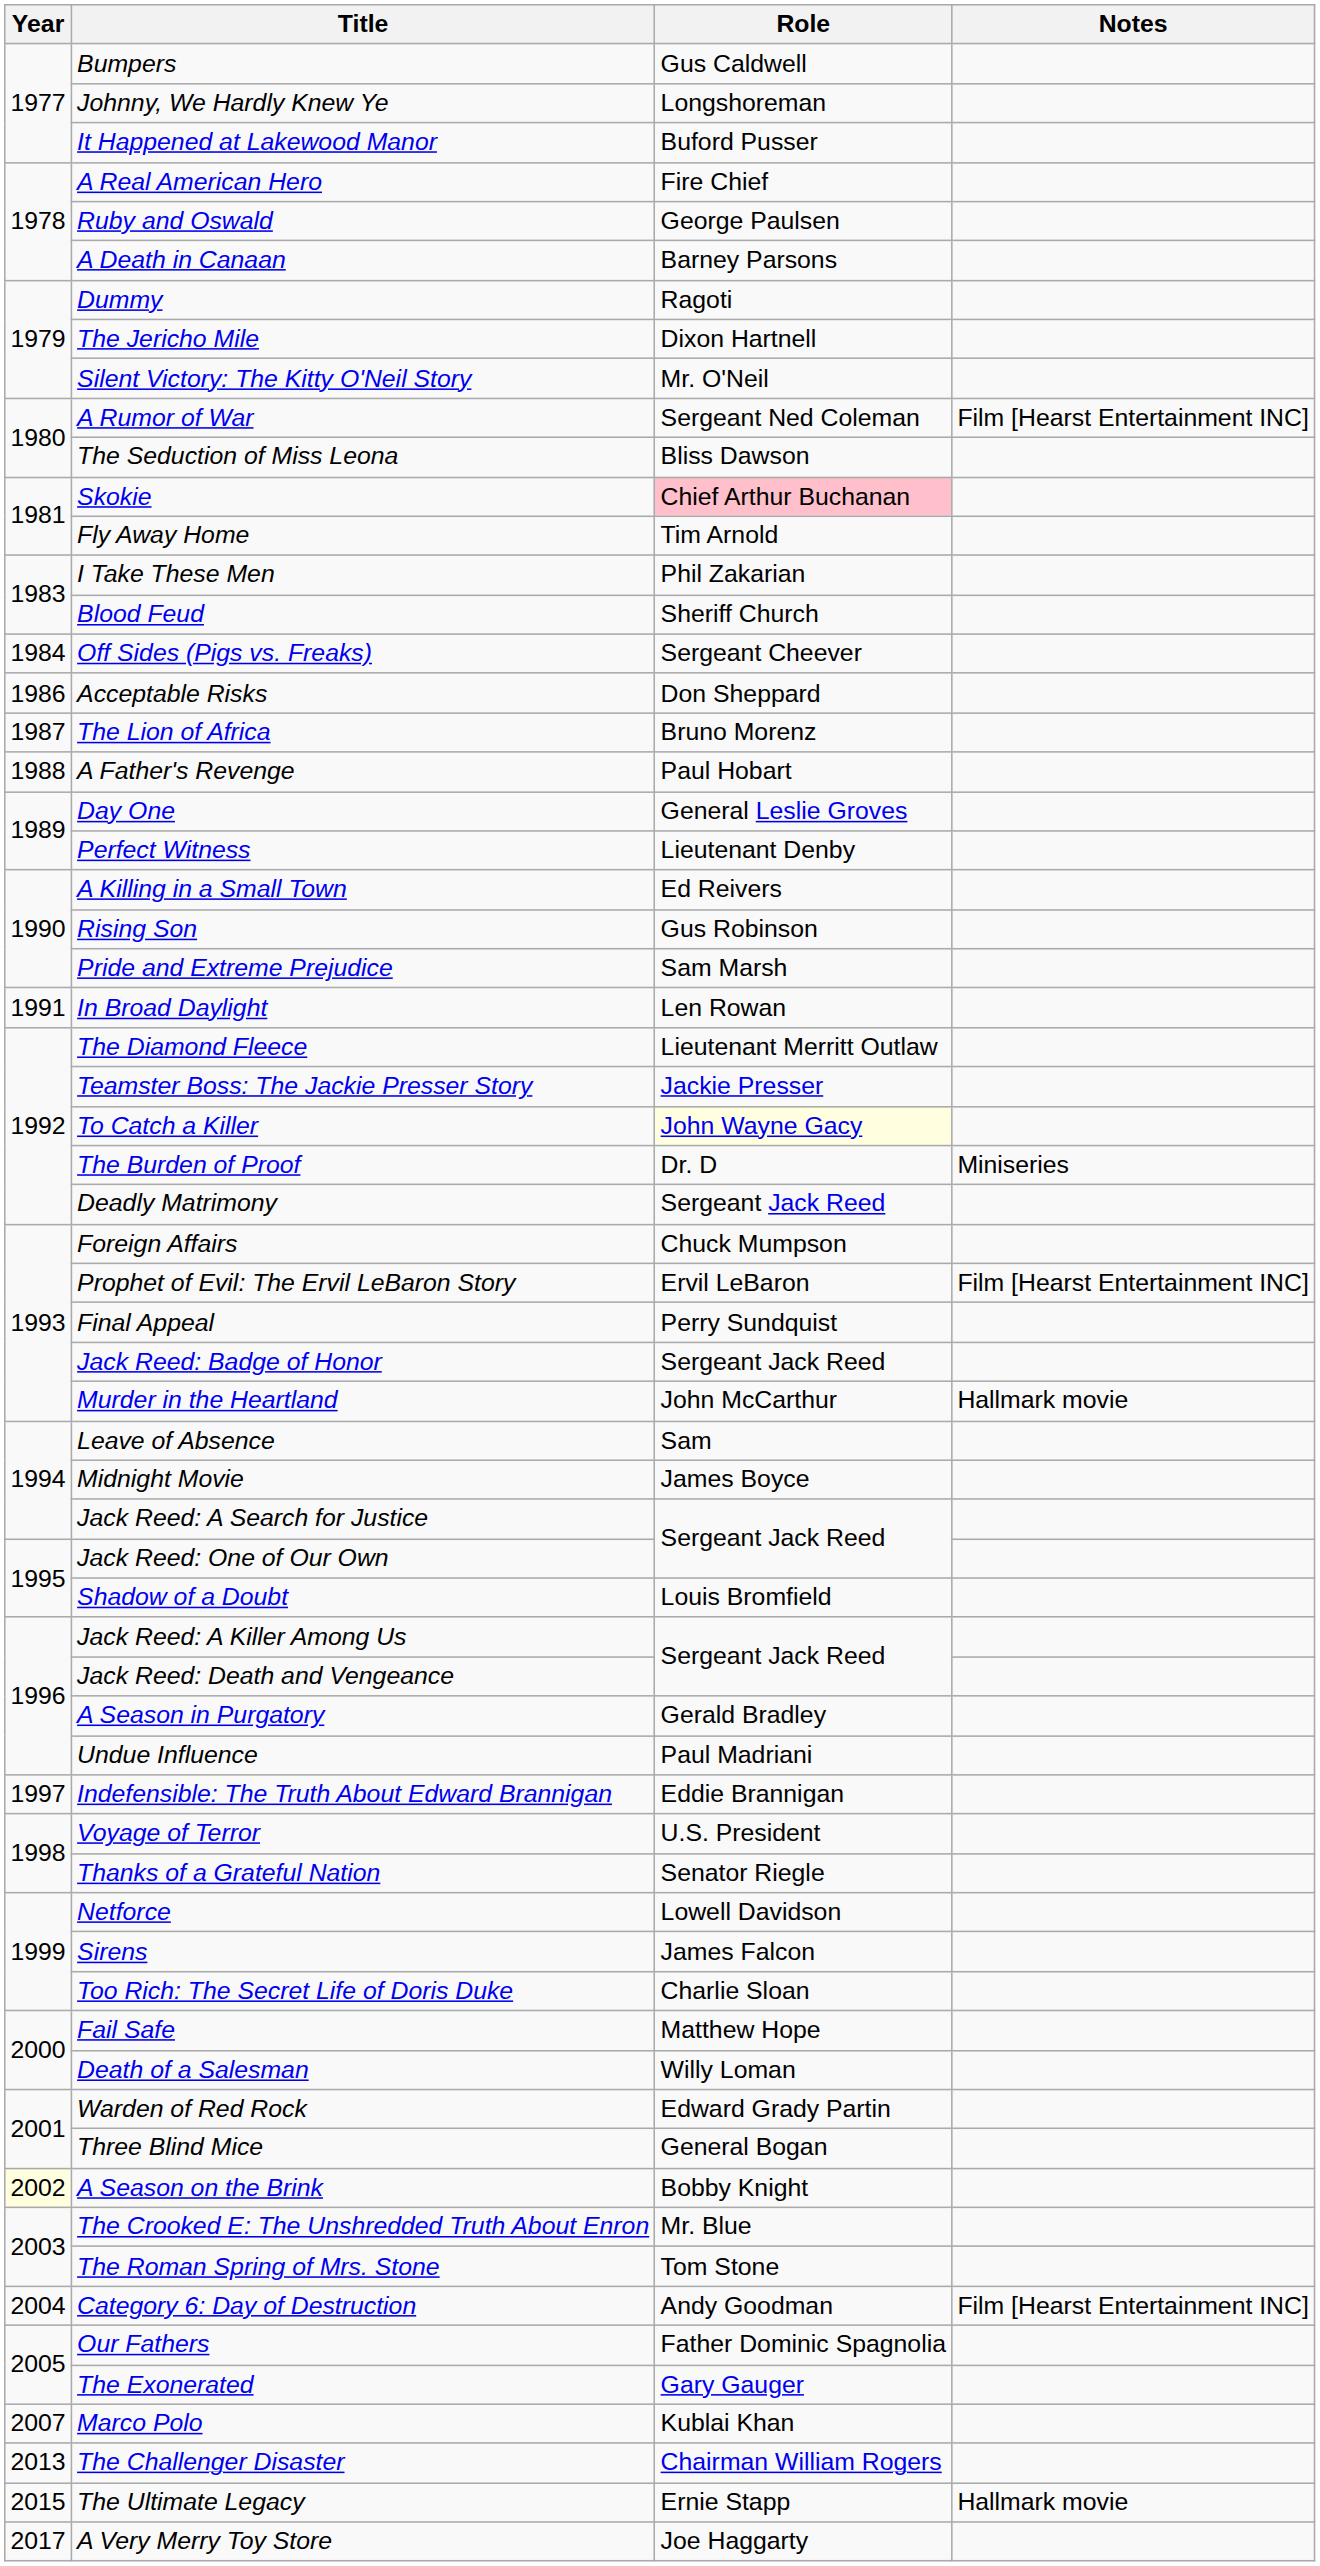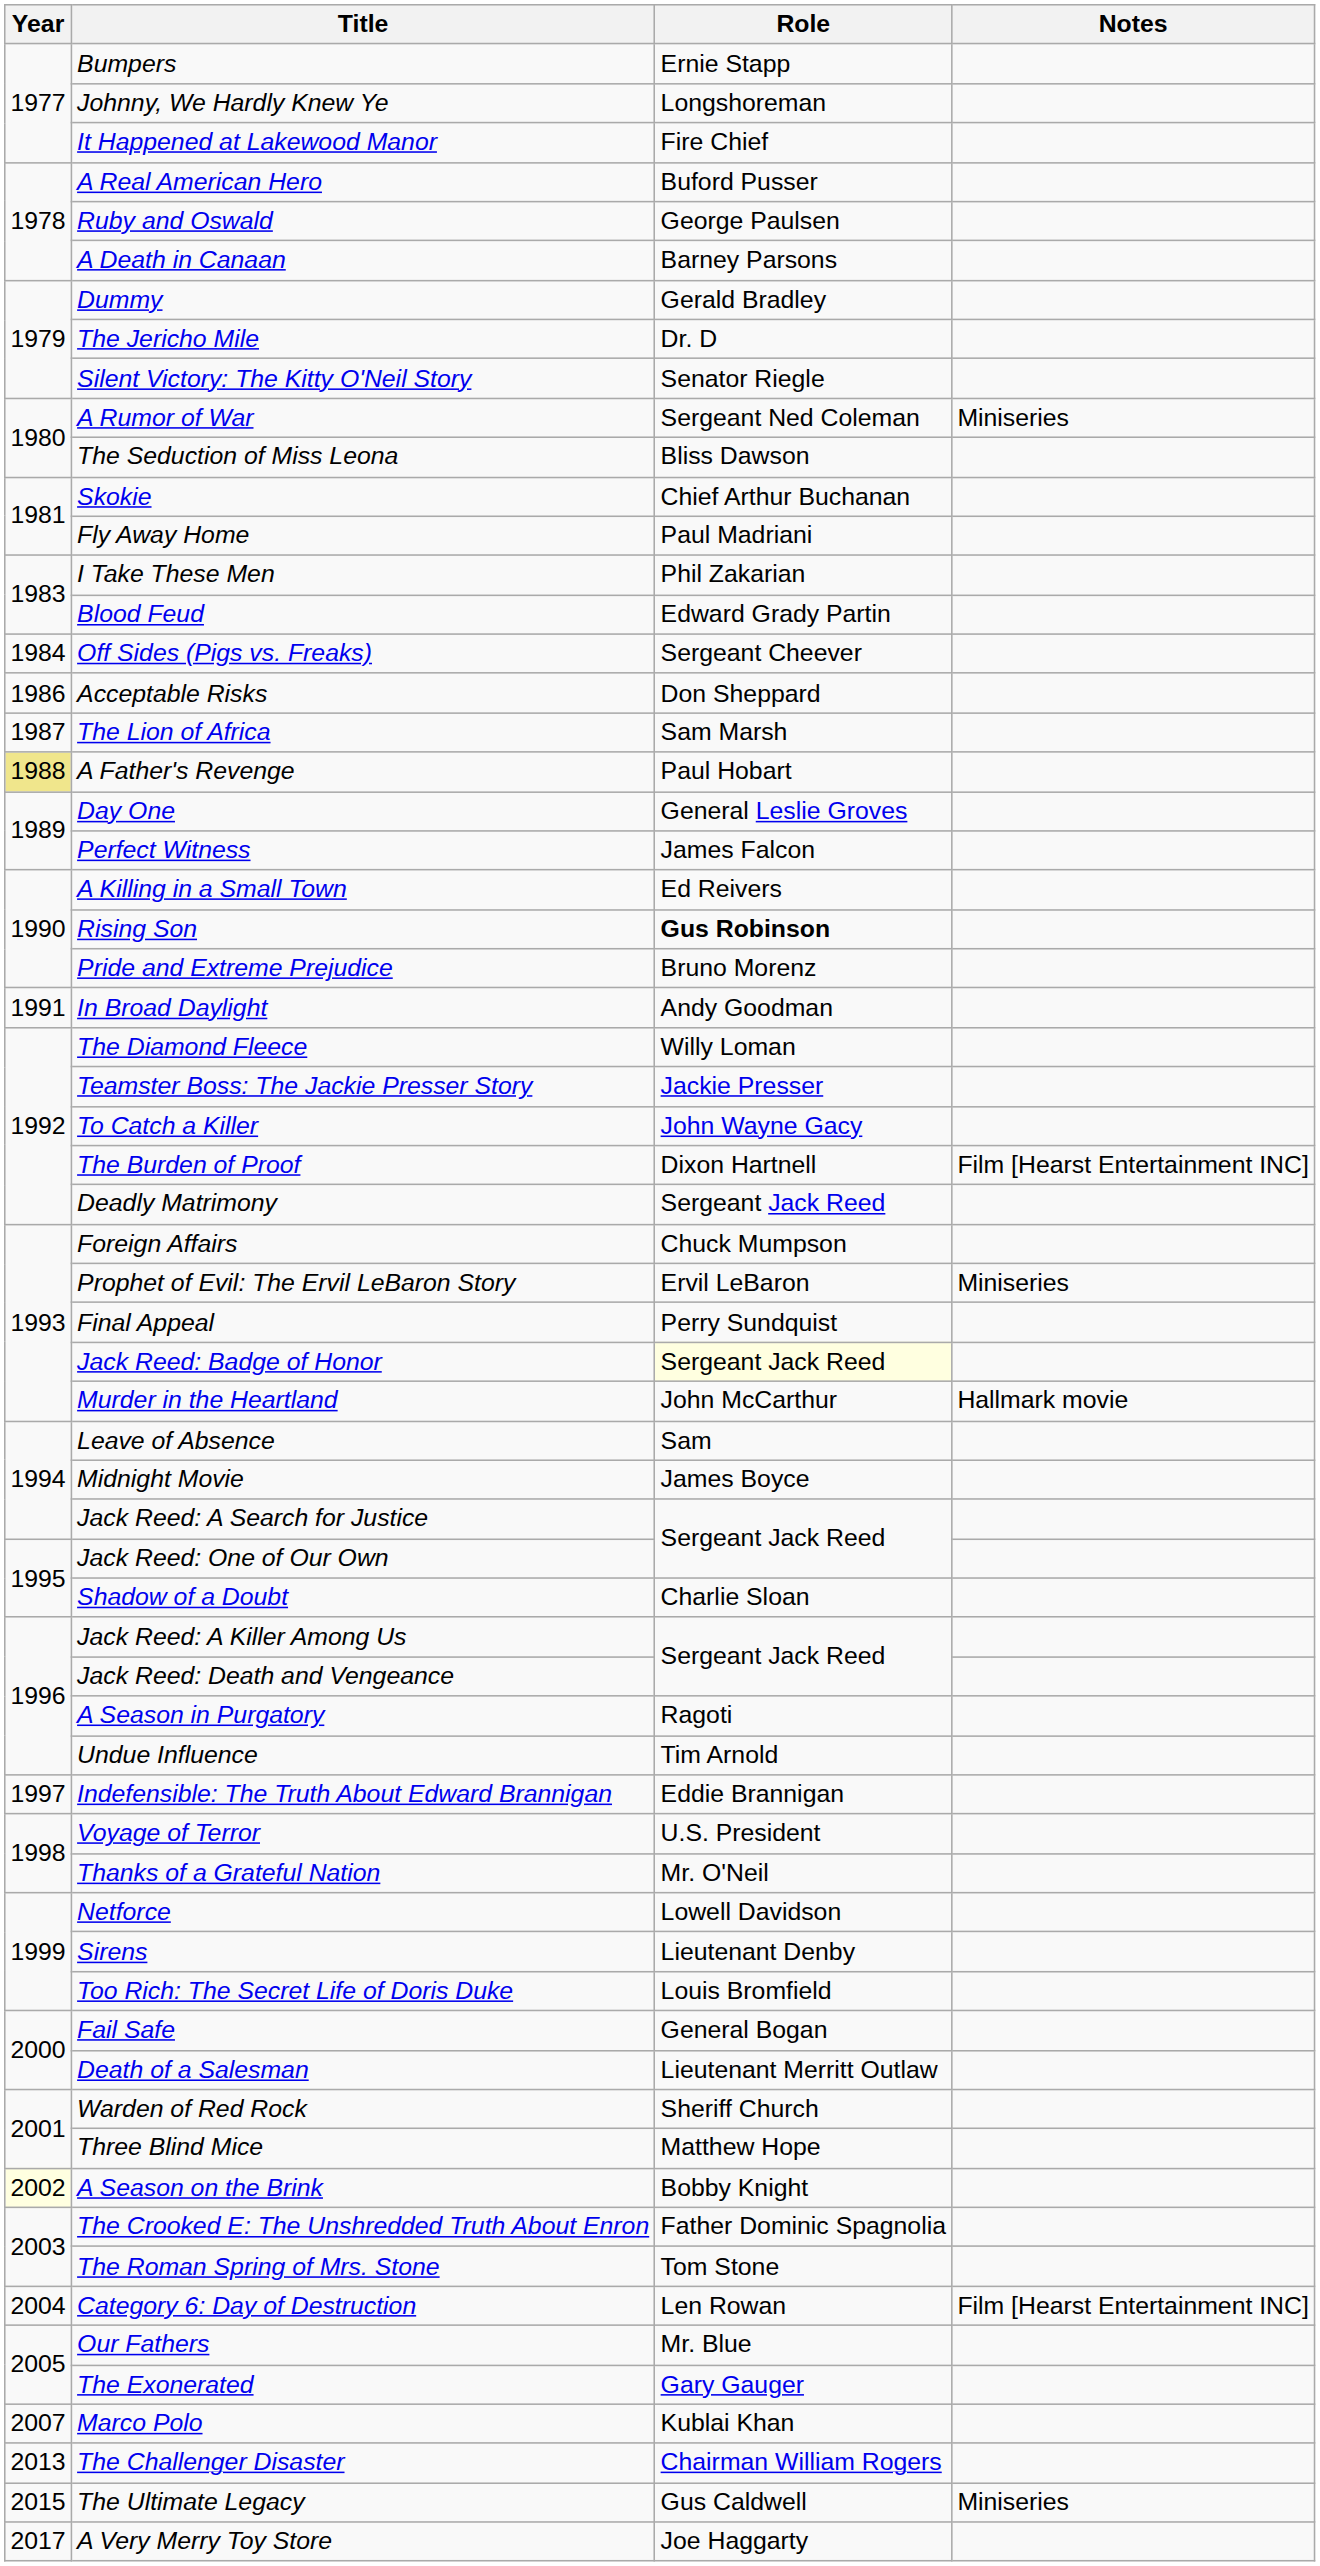(734, 63) Gus Caldwell -> (725, 63) Ernie Stapp
(739, 142) Buford Pusser -> (714, 142) Fire Chief
(714, 181) Fire Chief -> (739, 181) Buford Pusser
(696, 299) Ragoti -> (743, 299) Gerald Bradley
(738, 338) Dixon Hartnell -> (689, 338) Dr. D
(715, 378) Mr. O'Neil -> (743, 378) Senator Riegle
(1133, 417) Film [Hearst Entertainment INC] -> (1013, 417) Miniseries
(785, 496) pink background -> (785, 496) no background
(719, 535) Tim Arnold -> (736, 535) Paul Madriani
(740, 614) Sheriff Church -> (776, 614) Edward Grady Partin
(739, 732) Bruno Morenz -> (724, 732) Sam Marsh
(38, 771) no background -> (38, 771) khaki background
(758, 850) Lieutenant Denby -> (738, 850) James Falcon
(739, 928) normal -> (745, 928) bold
(724, 968) Sam Marsh -> (739, 968) Bruno Morenz
(723, 1007) Len Rowan -> (747, 1007) Andy Goodman
(799, 1046) Lieutenant Merritt Outlaw -> (728, 1046) Willy Loman
(761, 1125) lightyellow background -> (761, 1125) no background
(689, 1164) Dr. D -> (738, 1164) Dixon Hartnell
(1013, 1164) Miniseries -> (1133, 1164) Film [Hearst Entertainment INC]
(1133, 1282) Film [Hearst Entertainment INC] -> (1013, 1282) Miniseries
(773, 1361) no background -> (773, 1361) lightyellow background
(746, 1597) Louis Bromfield -> (735, 1597) Charlie Sloan
(743, 1715) Gerald Bradley -> (696, 1715) Ragoti
(736, 1754) Paul Madriani -> (719, 1754) Tim Arnold
(743, 1872) Senator Riegle -> (715, 1872) Mr. O'Neil
(738, 1951) James Falcon -> (758, 1951) Lieutenant Denby
(735, 1990) Charlie Sloan -> (746, 1990) Louis Bromfield
(741, 2030) Matthew Hope -> (744, 2030) General Bogan
(728, 2069) Willy Loman -> (799, 2069) Lieutenant Merritt Outlaw
(776, 2108) Edward Grady Partin -> (740, 2108) Sheriff Church
(744, 2148) General Bogan -> (741, 2148) Matthew Hope
(706, 2226) Mr. Blue -> (803, 2226) Father Dominic Spagnolia
(747, 2305) Andy Goodman -> (723, 2305) Len Rowan
(803, 2344) Father Dominic Spagnolia -> (706, 2344) Mr. Blue
(725, 2502) Ernie Stapp -> (734, 2502) Gus Caldwell
(1043, 2502) Hallmark movie -> (1013, 2502) Miniseries
